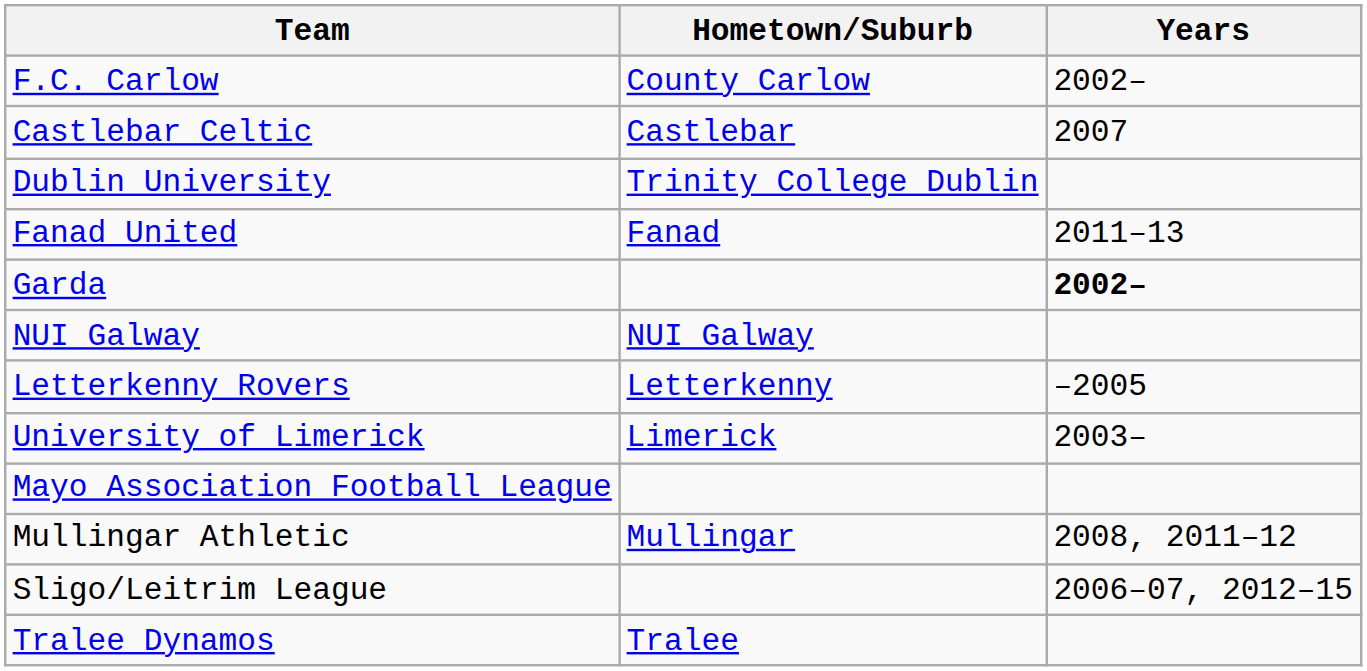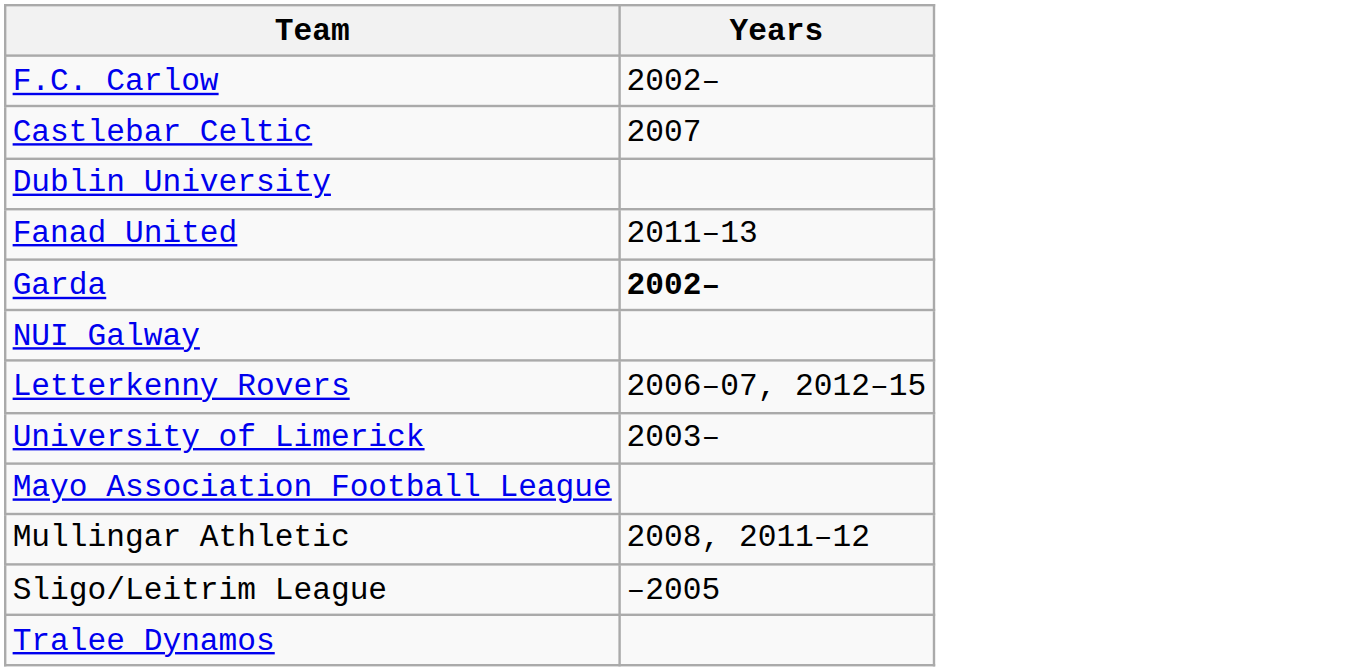- column: (833, 31)
(1100, 387) –2005 -> (776, 387) 2006–07, 2012–15
(1203, 590) 2006–07, 2012–15 -> (673, 590) –2005
